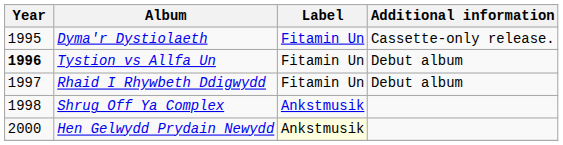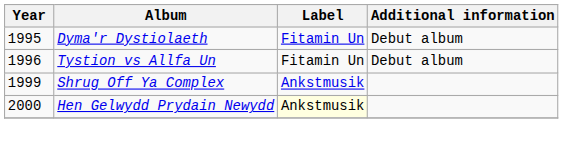(463, 39) Cassette-only release. -> (417, 39) Debut album
(25, 61) bold -> (25, 61) normal
- row: (162, 84)
(25, 107) 1998 -> (25, 84) 1999
